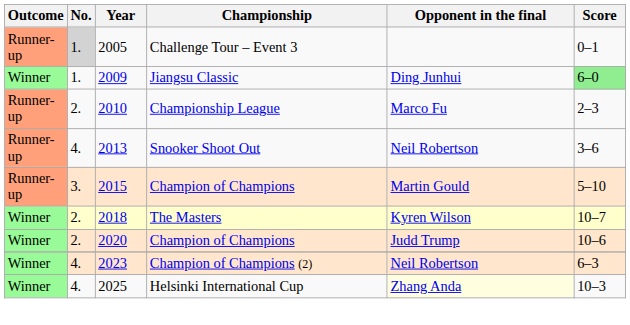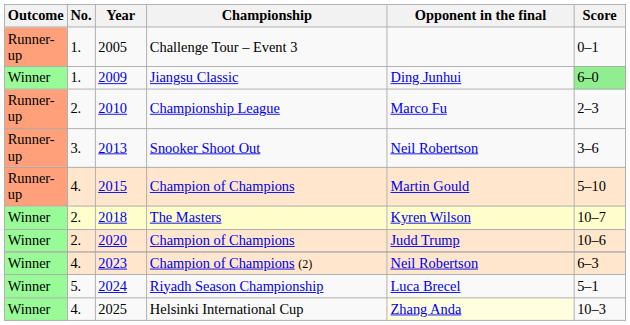(76, 46) lightgrey background -> (76, 46) no background
(76, 147) 4. -> (76, 147) 3.
(76, 186) 3. -> (76, 186) 4.
+ row: (113, 286)
